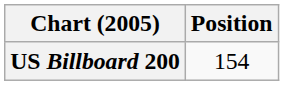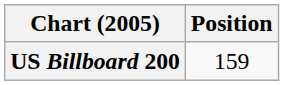(232, 60) 154 -> (232, 60) 159
